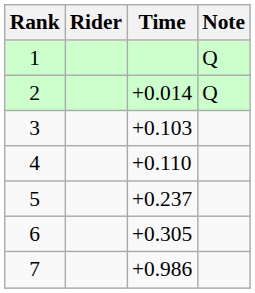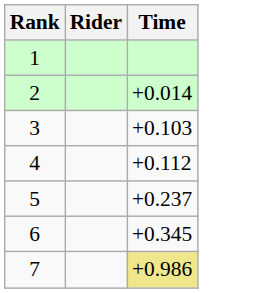- column: (224, 22)
(162, 163) +0.110 -> (162, 163) +0.112
(162, 234) +0.305 -> (162, 234) +0.345
(162, 269) no background -> (162, 269) khaki background
